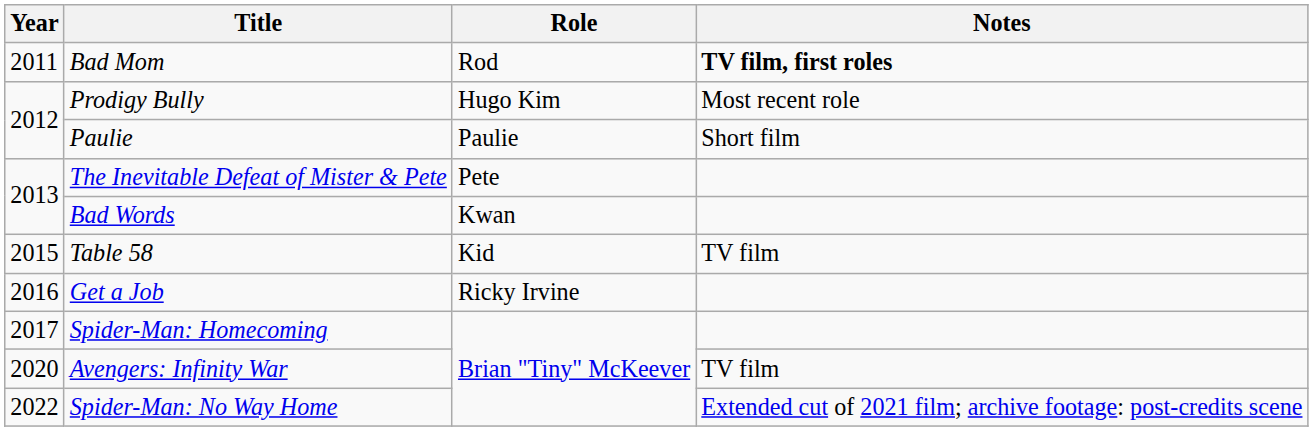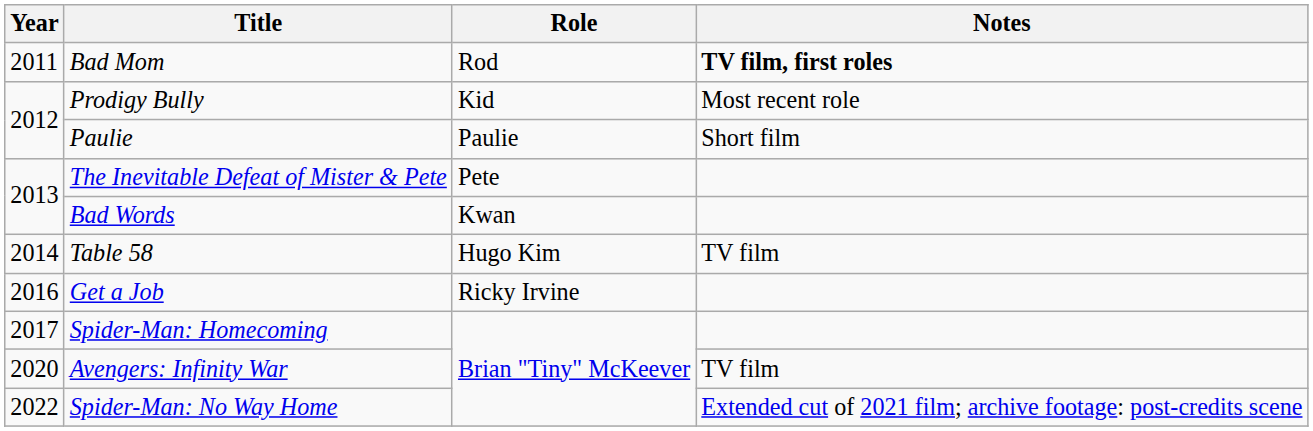(509, 100) Hugo Kim -> (476, 100) Kid
(34, 253) 2015 -> (34, 253) 2014
(476, 253) Kid -> (509, 253) Hugo Kim
